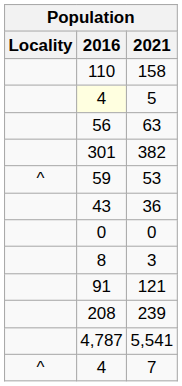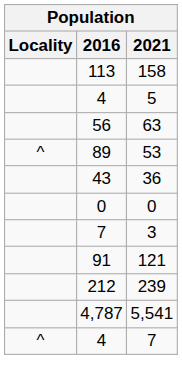(102, 71) 110 -> (102, 71) 113
(102, 98) lightyellow background -> (102, 98) no background
- row: (152, 152)
(102, 179) 59 -> (102, 152) 89
(102, 260) 8 -> (102, 233) 7
(102, 313) 208 -> (102, 286) 212
